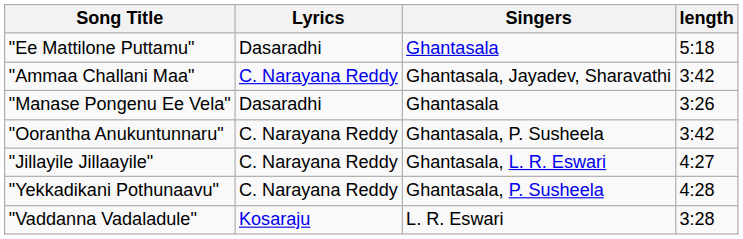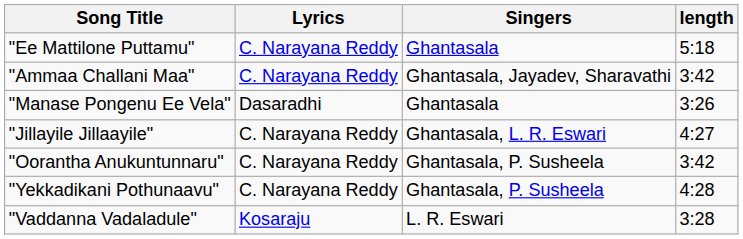(280, 47) Dasaradhi -> (318, 47) C. Narayana Reddy
rows swapped: (116, 133) <-> (81, 162)
